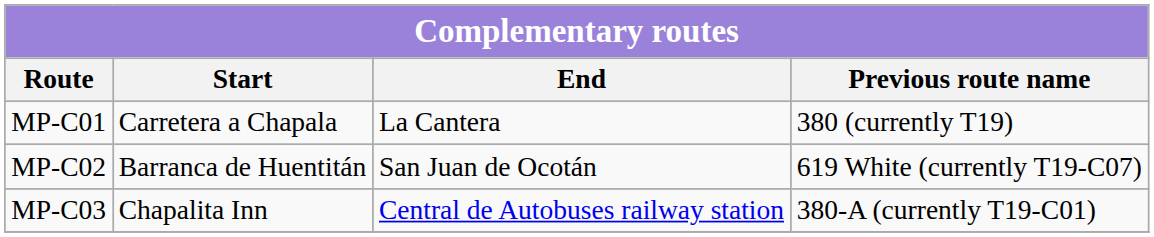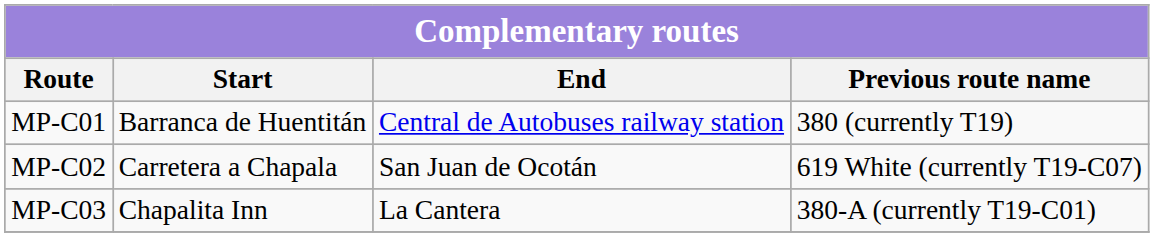(228, 122) Carretera a Chapala -> (242, 122) Barranca de Huentitán
(440, 122) La Cantera -> (582, 122) Central de Autobuses railway station
(242, 166) Barranca de Huentitán -> (228, 166) Carretera a Chapala
(582, 209) Central de Autobuses railway station -> (440, 209) La Cantera
